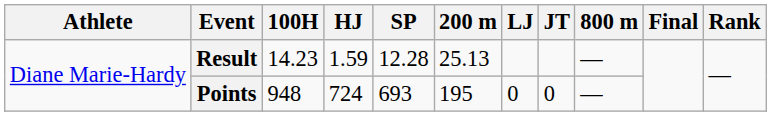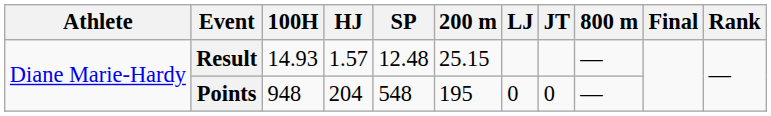(293, 57) 14.23 -> (293, 57) 14.93
(348, 57) 1.59 -> (348, 57) 1.57
(404, 57) 12.28 -> (404, 57) 12.48
(464, 57) 25.13 -> (464, 57) 25.15
(346, 93) 724 -> (346, 93) 204
(395, 93) 693 -> (395, 93) 548
